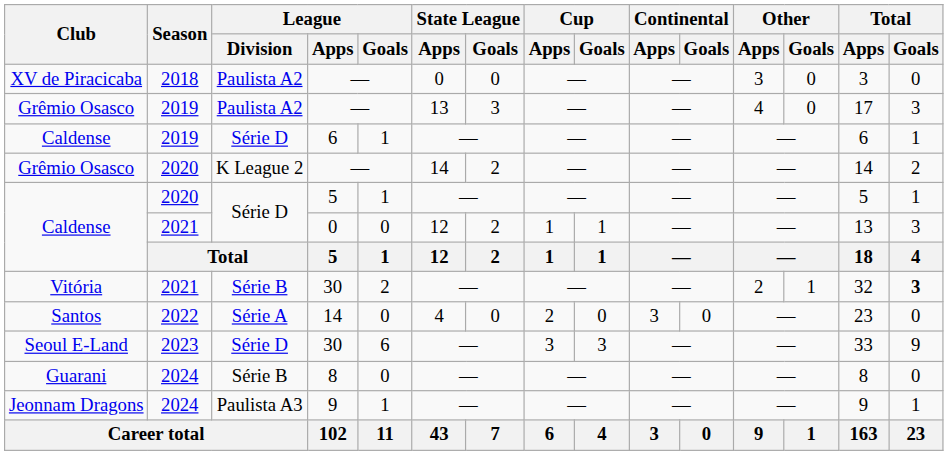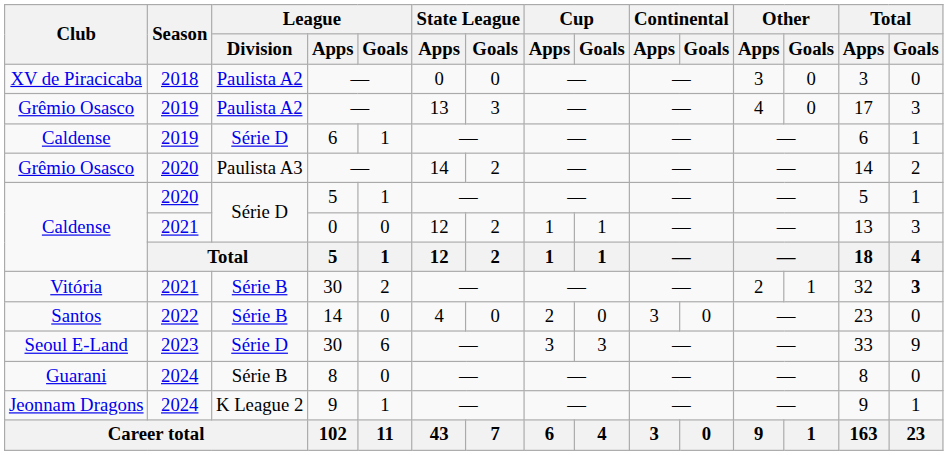(260, 167) K League 2 -> (260, 167) Paulista A3
(260, 316) Série A -> (260, 316) Série B
(260, 405) Paulista A3 -> (260, 405) K League 2
